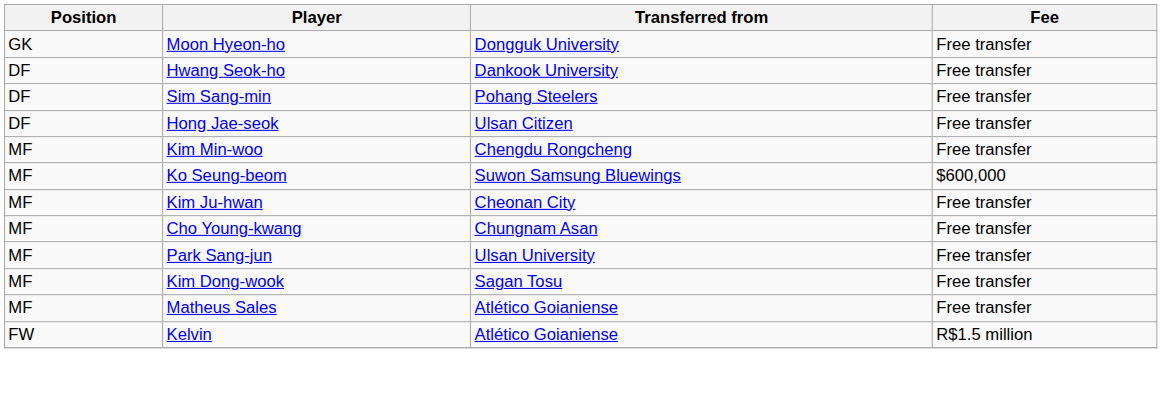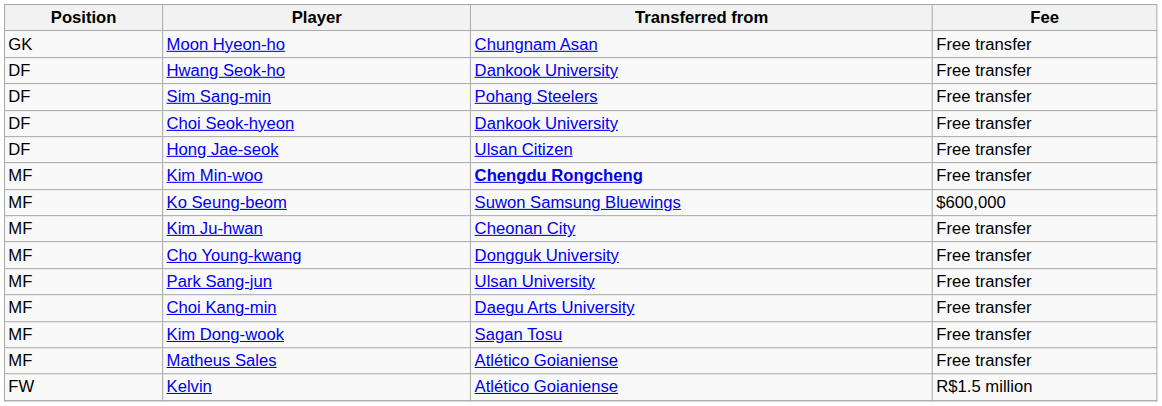(547, 44) Dongguk University -> (536, 44) Chungnam Asan
+ row: (230, 123)
(553, 149) normal -> (559, 176) bold
(536, 228) Chungnam Asan -> (547, 255) Dongguk University
+ row: (222, 307)
